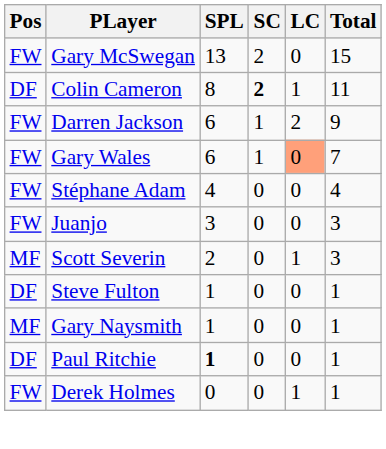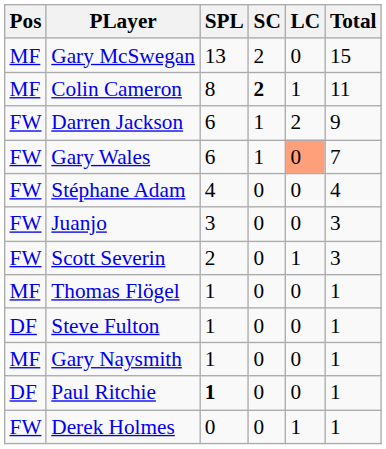(26, 55) FW -> (25, 55) MF
(23, 88) DF -> (25, 88) MF
(25, 257) MF -> (26, 257) FW
+ row: (115, 291)
